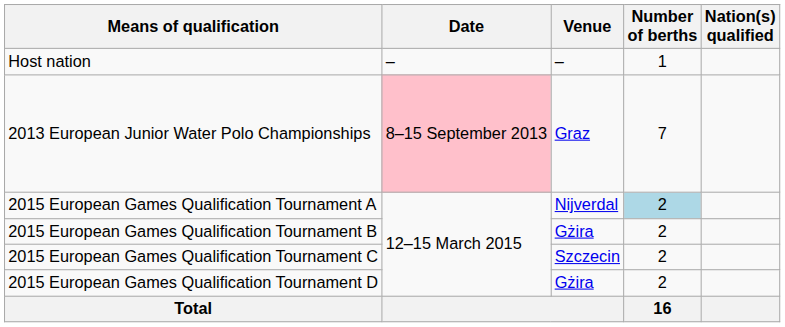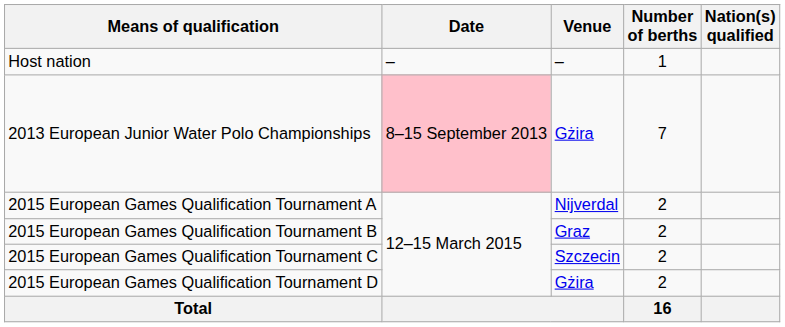(572, 133) Graz -> (574, 133) Gżira
(662, 205) lightblue background -> (662, 205) no background
(574, 231) Gżira -> (572, 231) Graz
